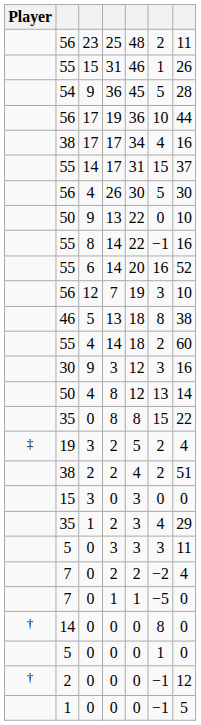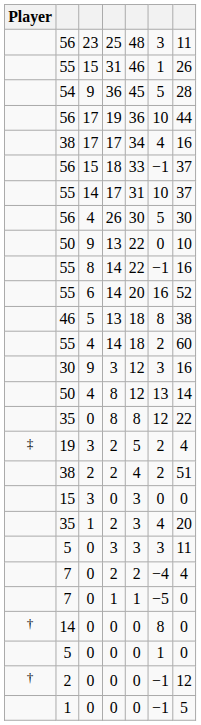(160, 42) 2 -> (160, 42) 3
+ row: (67, 167)
(160, 167) 15 -> (160, 192) 10
- row: (67, 293)
(160, 419) 15 -> (160, 419) 12
(184, 523) 29 -> (184, 523) 20
(160, 574) −2 -> (160, 574) −4
